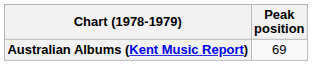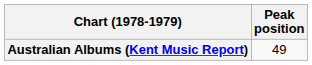(279, 49) 69 -> (279, 49) 49
